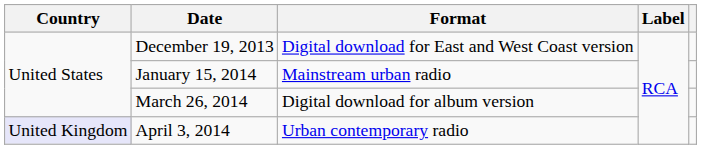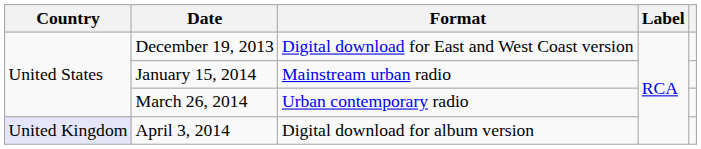(408, 102) Digital download for album version -> (375, 102) Urban contemporary radio
(375, 130) Urban contemporary radio -> (408, 130) Digital download for album version
